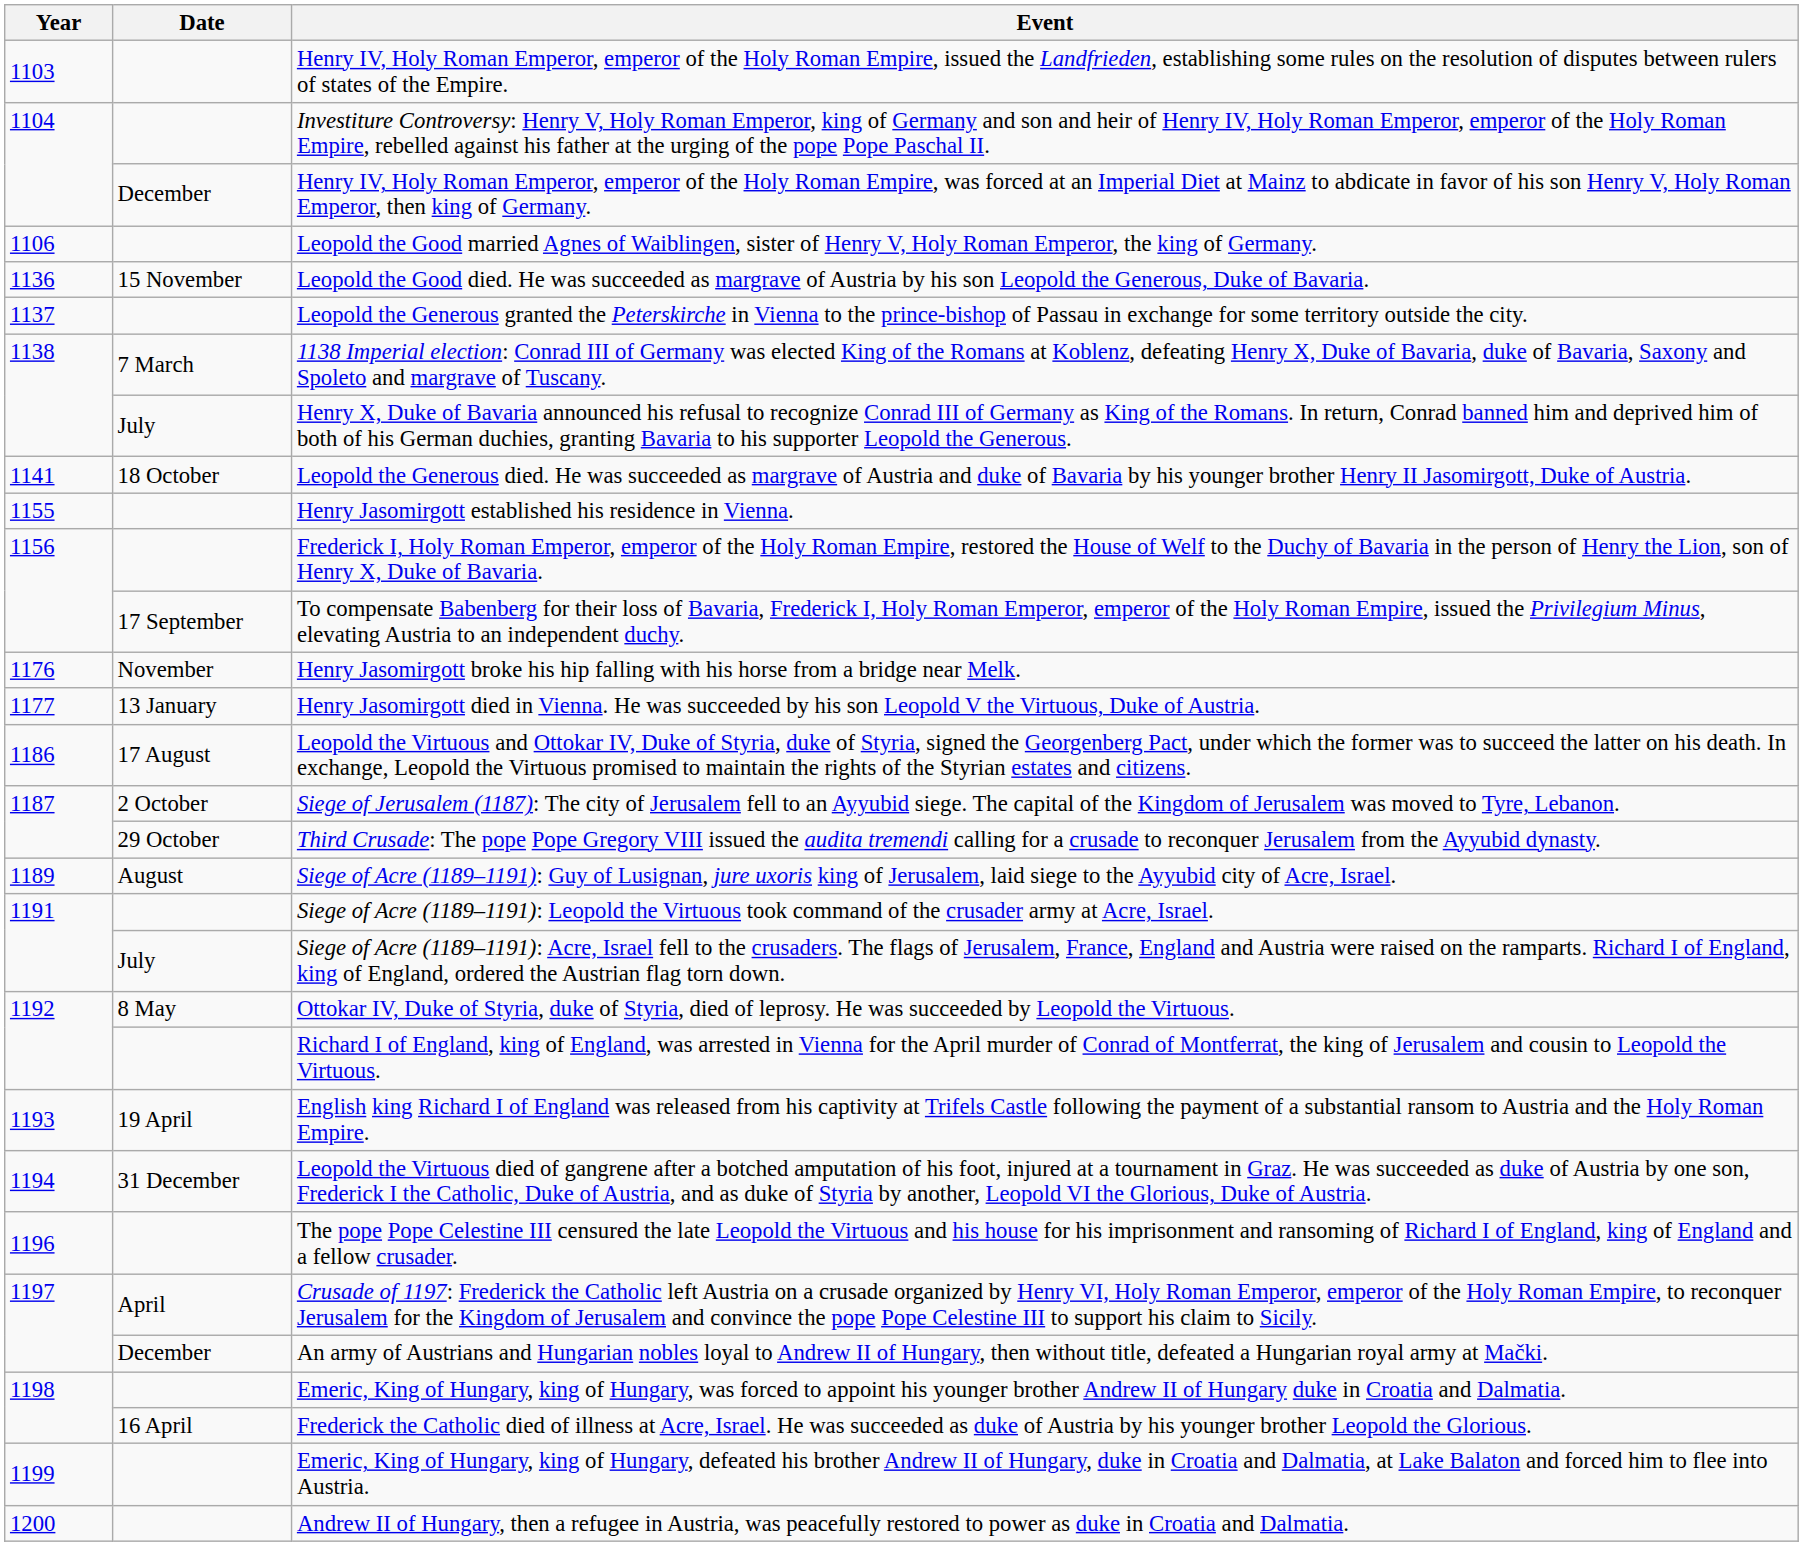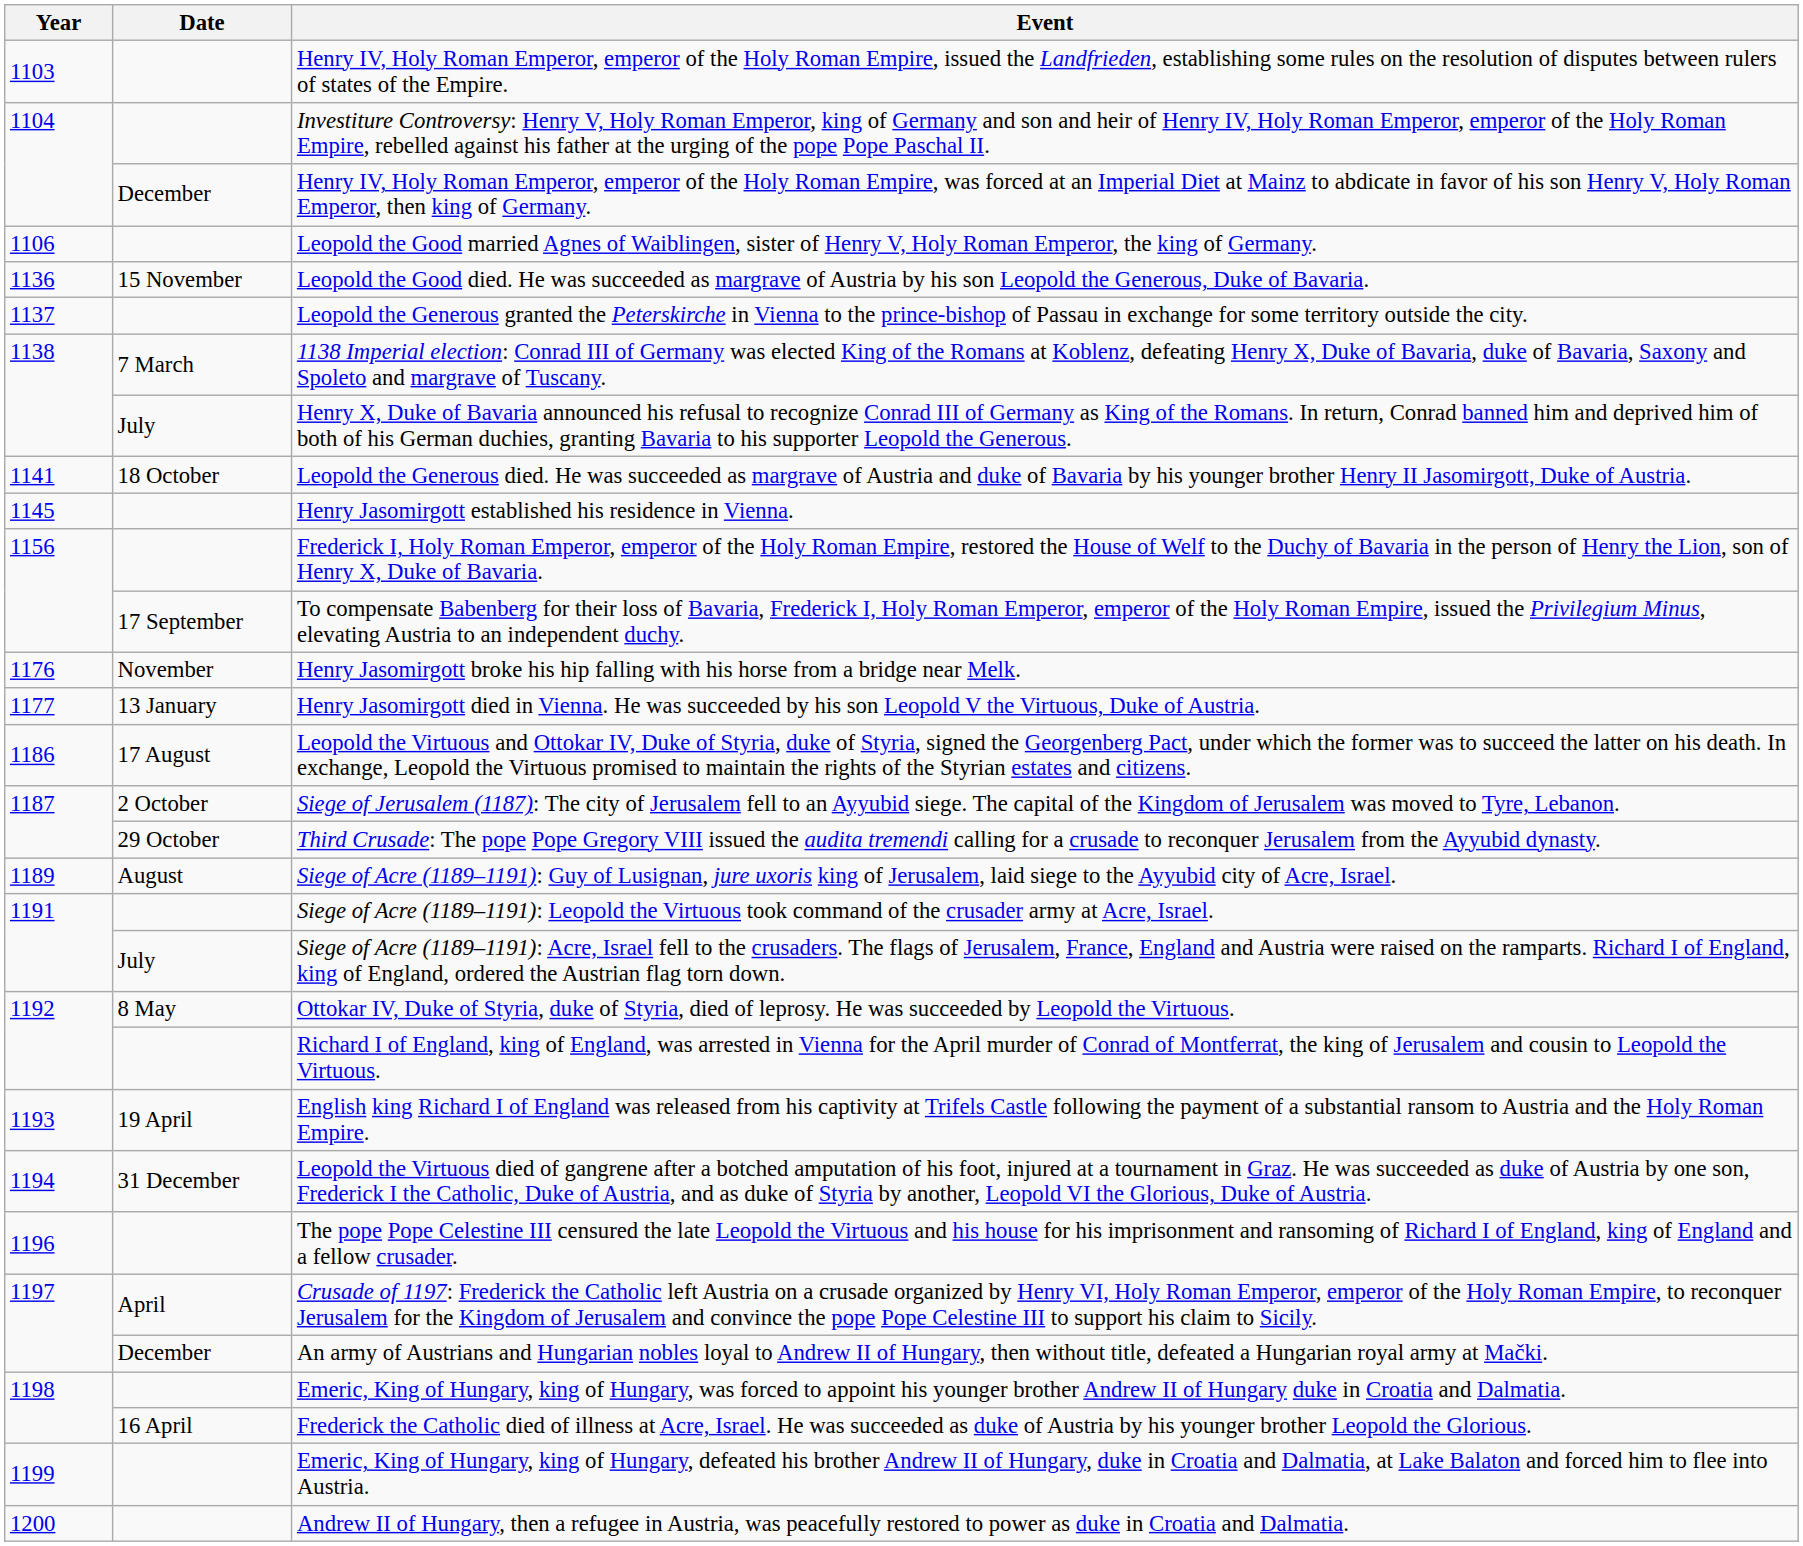(32, 510) 1155 -> (32, 510) 1145
